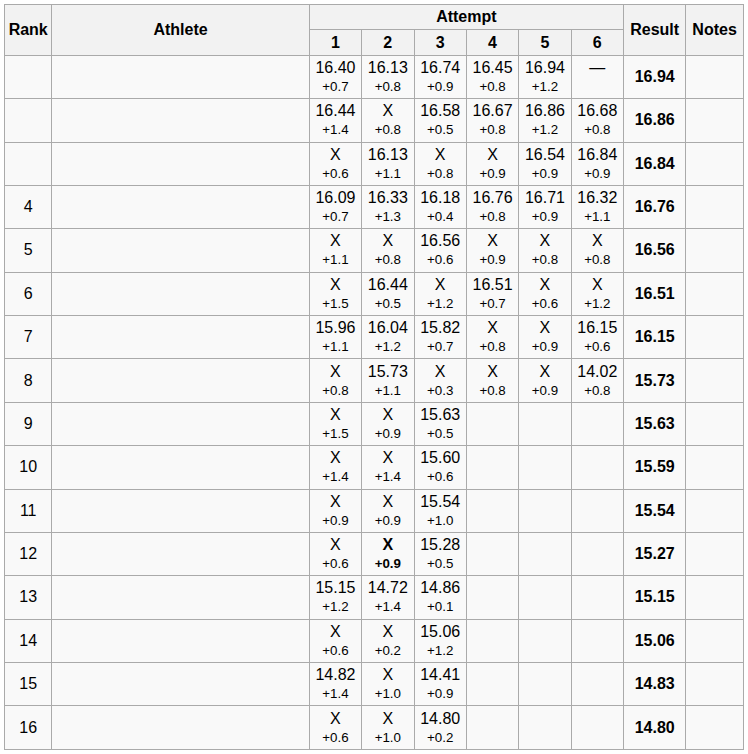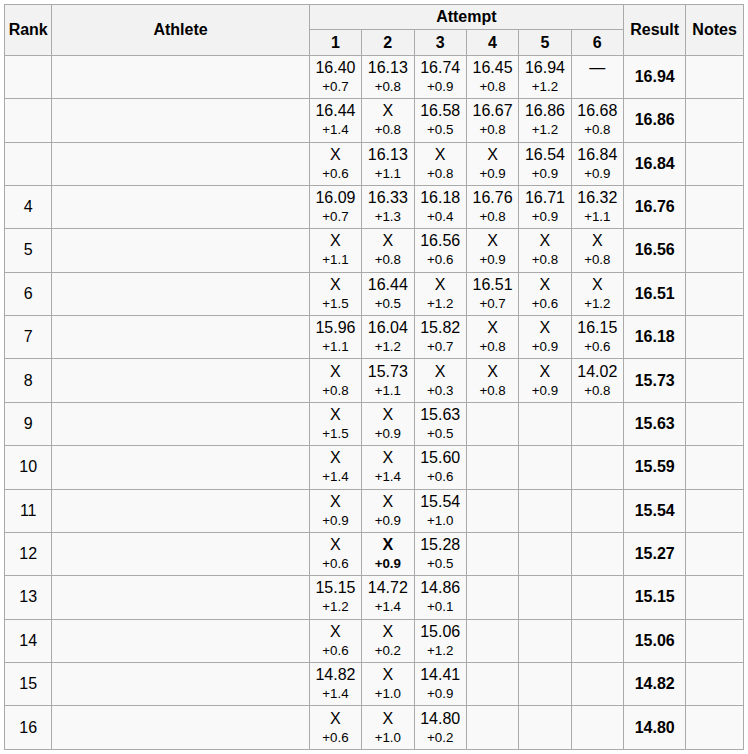(655, 337) 16.15 -> (655, 337) 16.18
(655, 684) 14.83 -> (655, 684) 14.82
